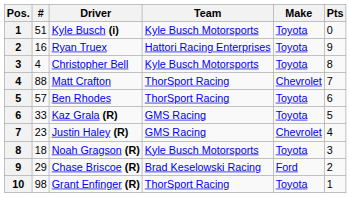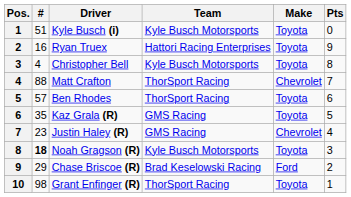(41, 116) 33 -> (41, 116) 35
(41, 150) normal -> (41, 150) bold
